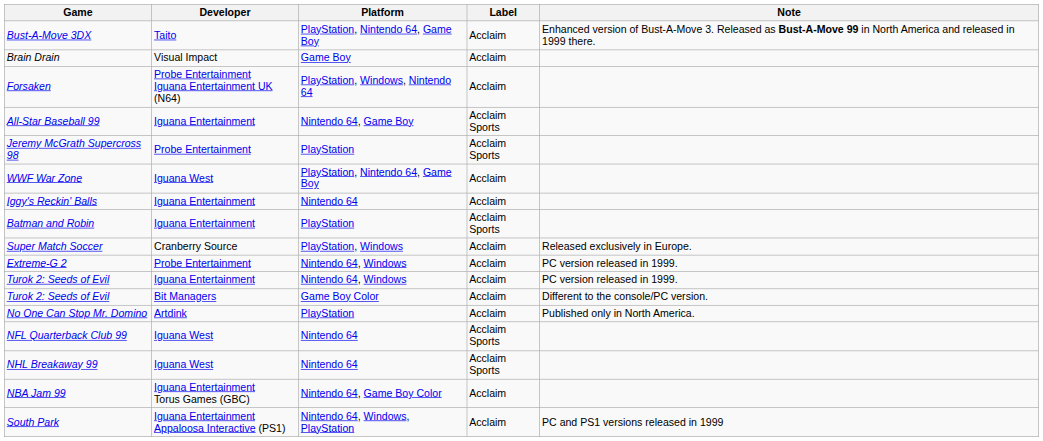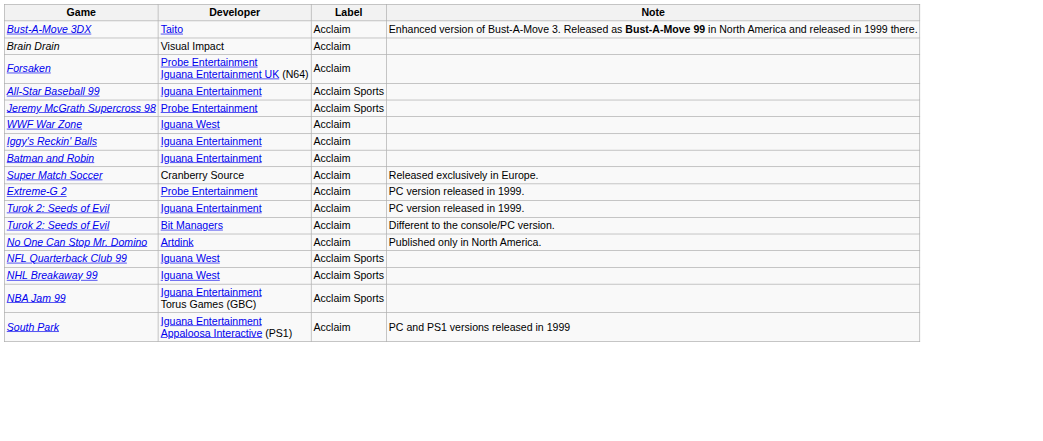- column: (383, 12)
(488, 224) Acclaim Sports -> (332, 158) Acclaim
(488, 393) Acclaim -> (349, 298) Acclaim Sports
